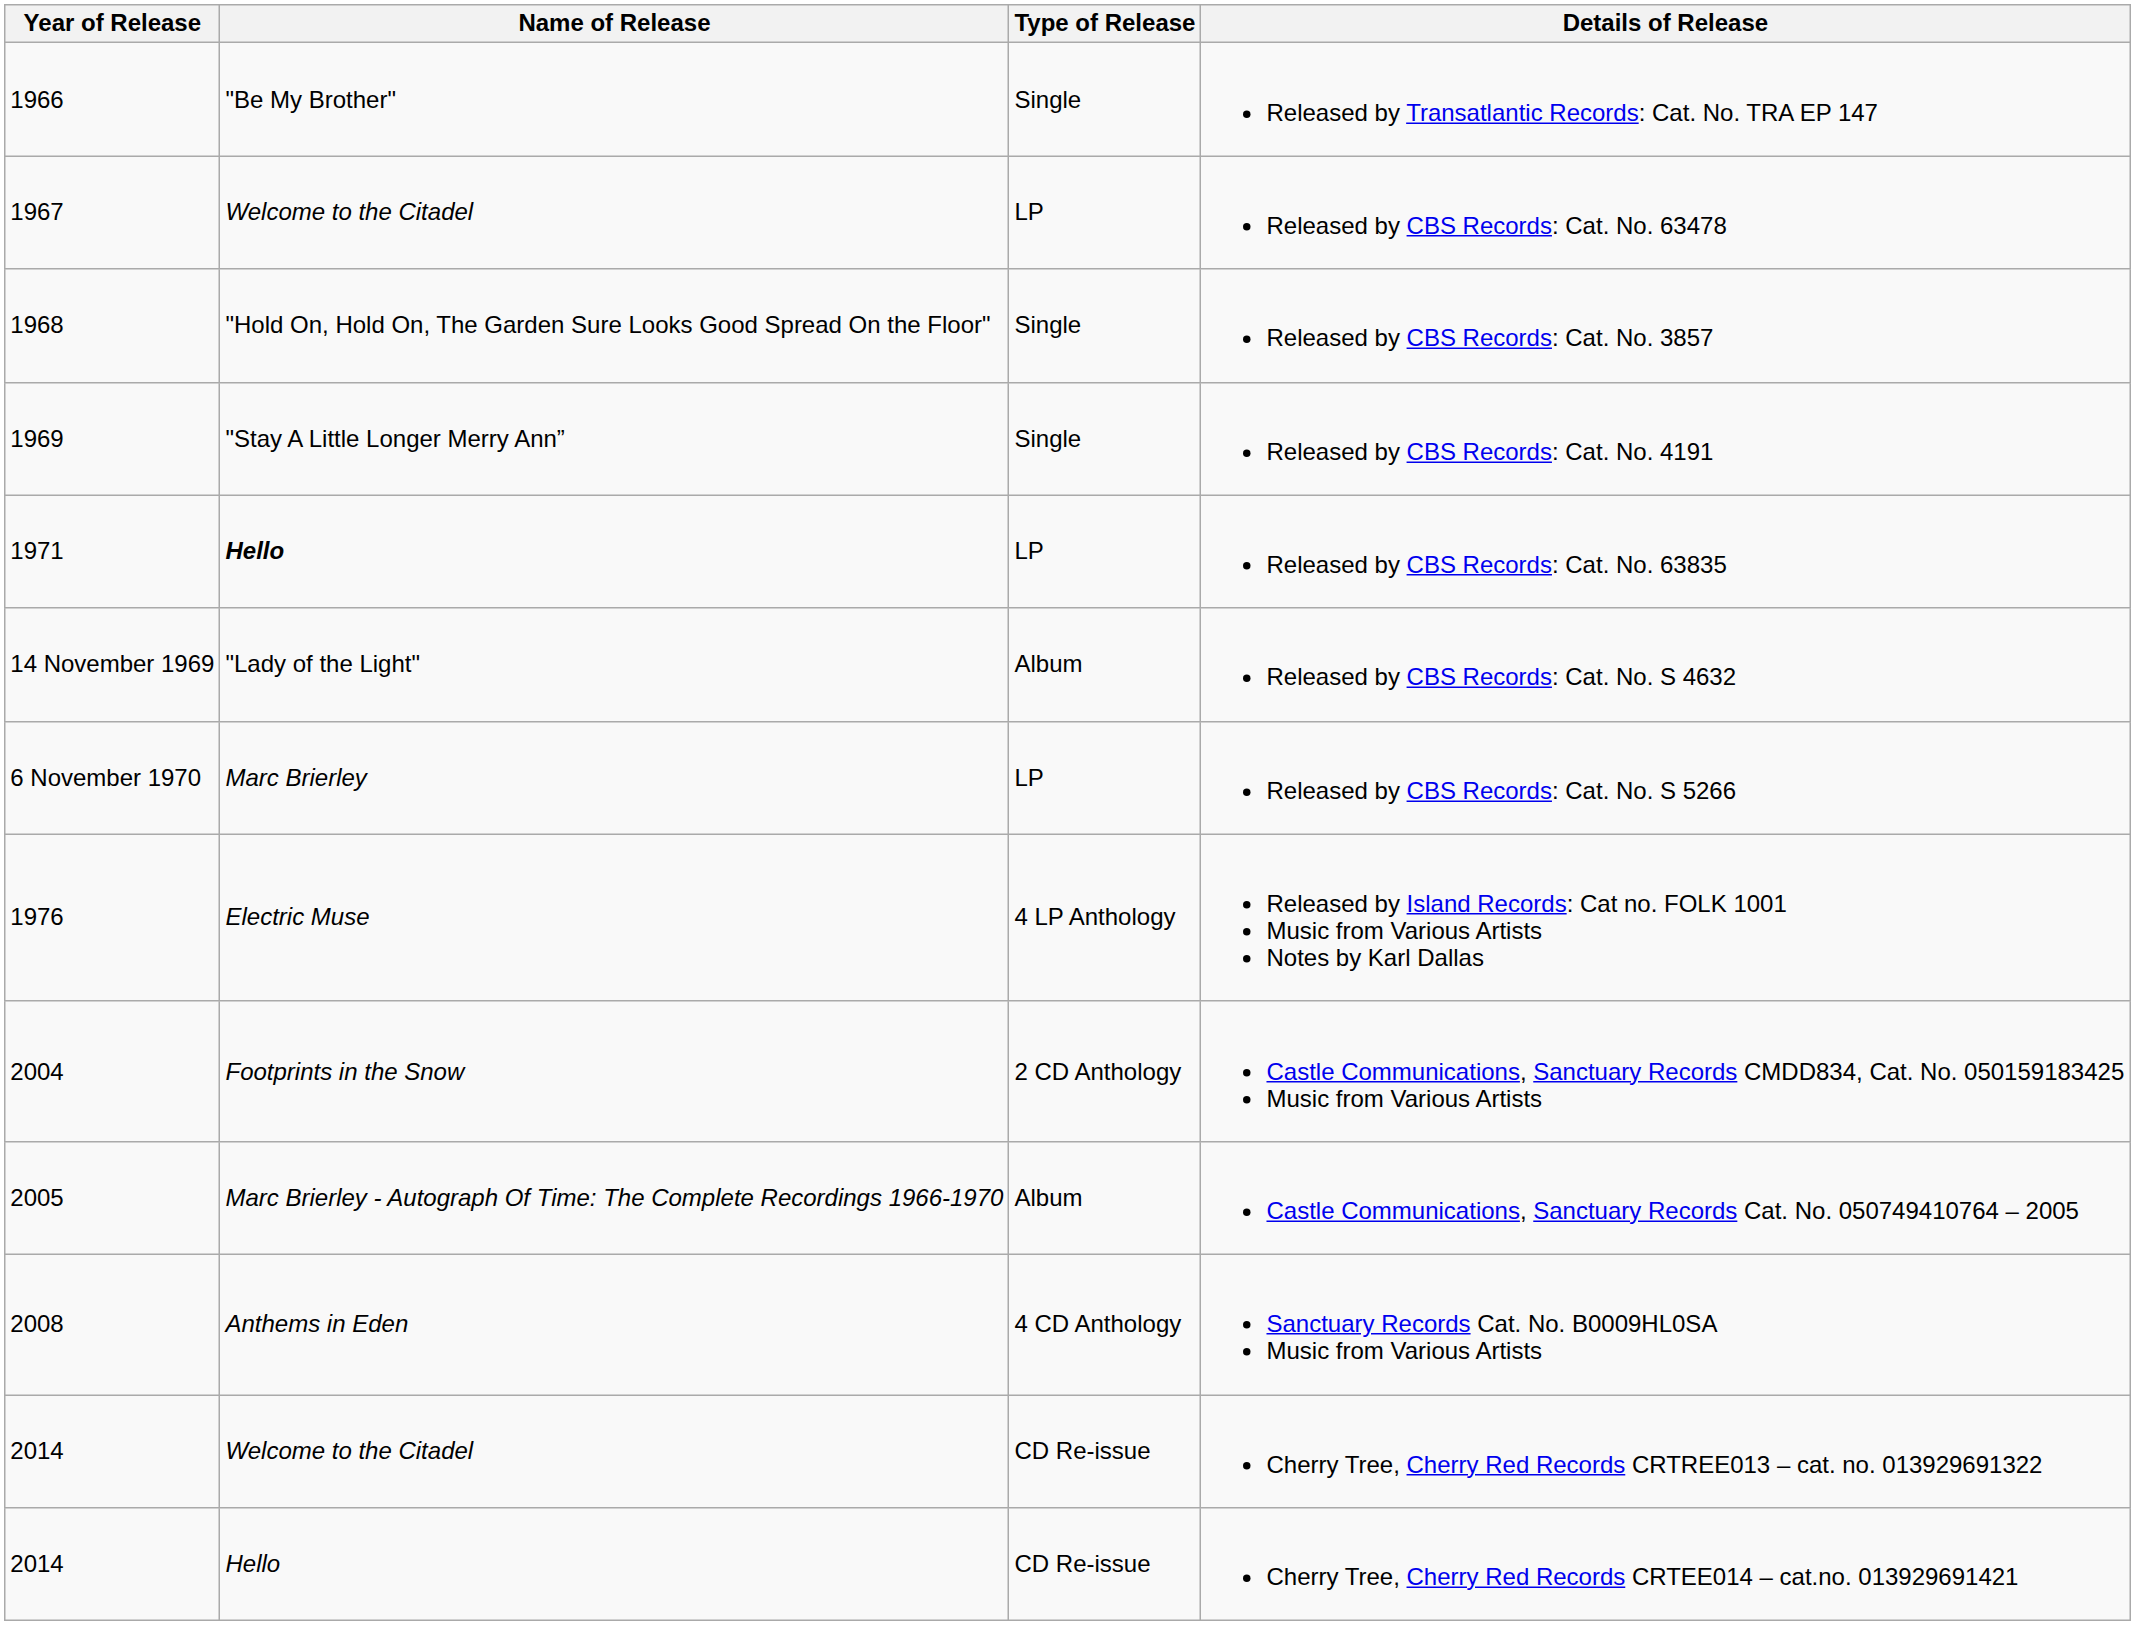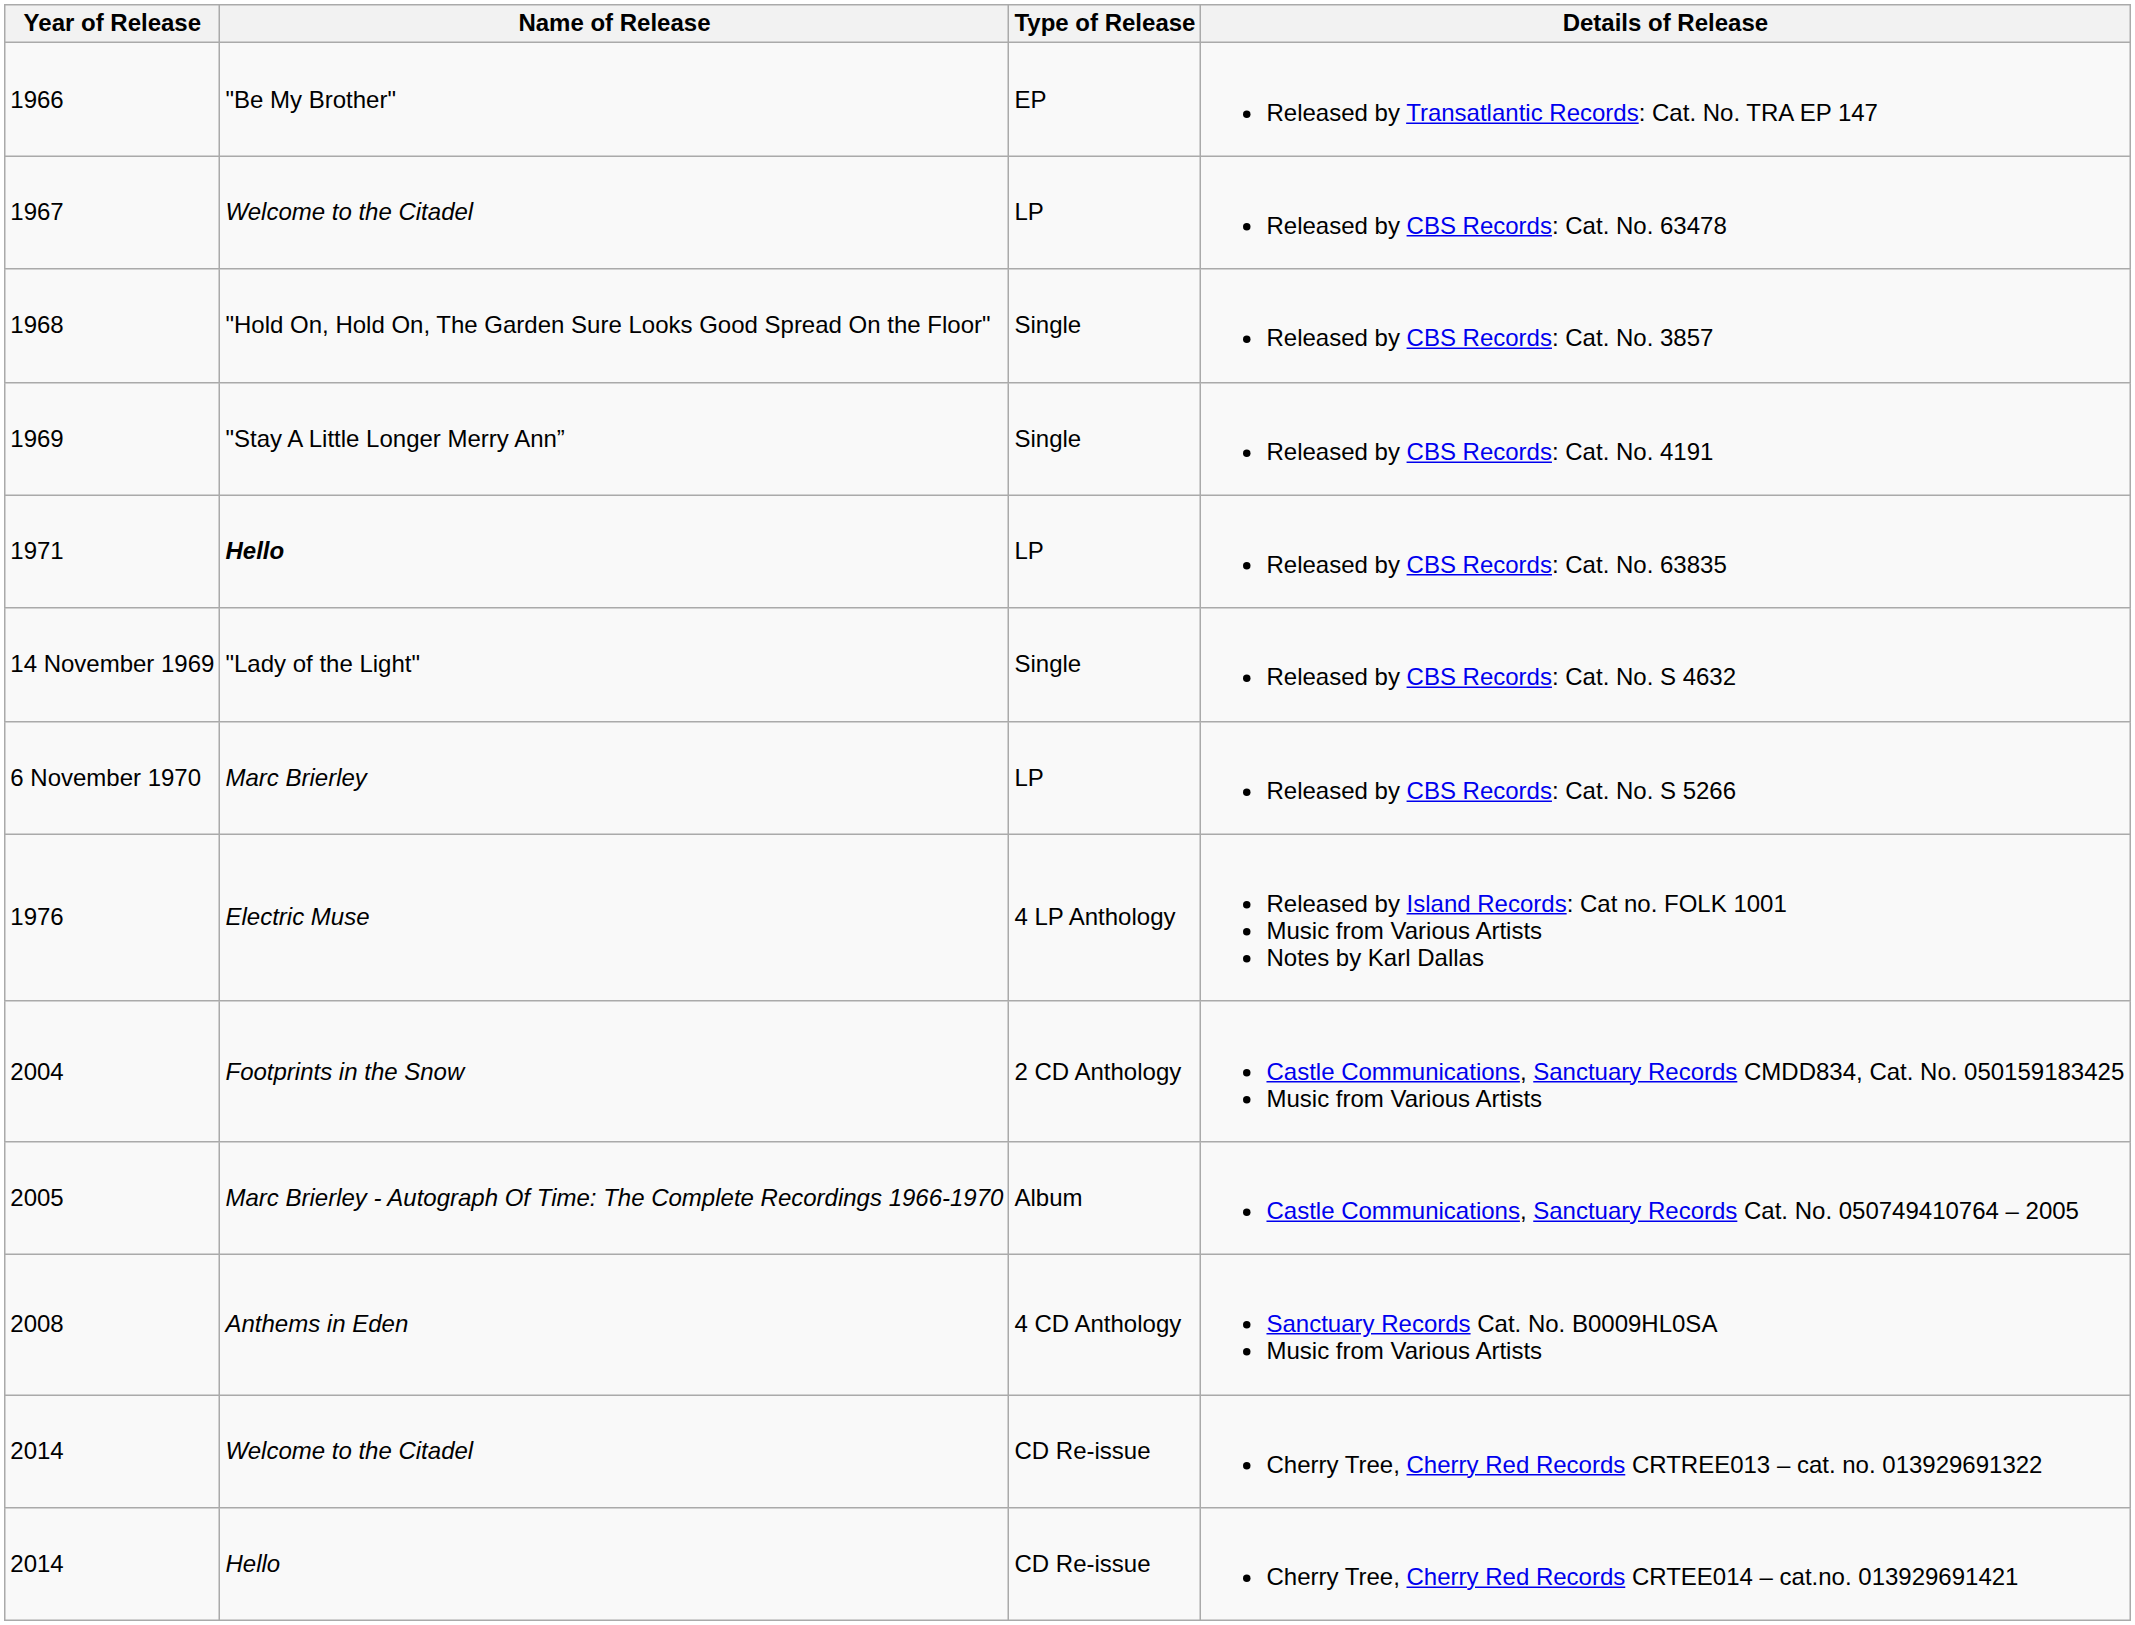(1048, 99) Single -> (1030, 99) EP
(1048, 664) Album -> (1048, 664) Single
